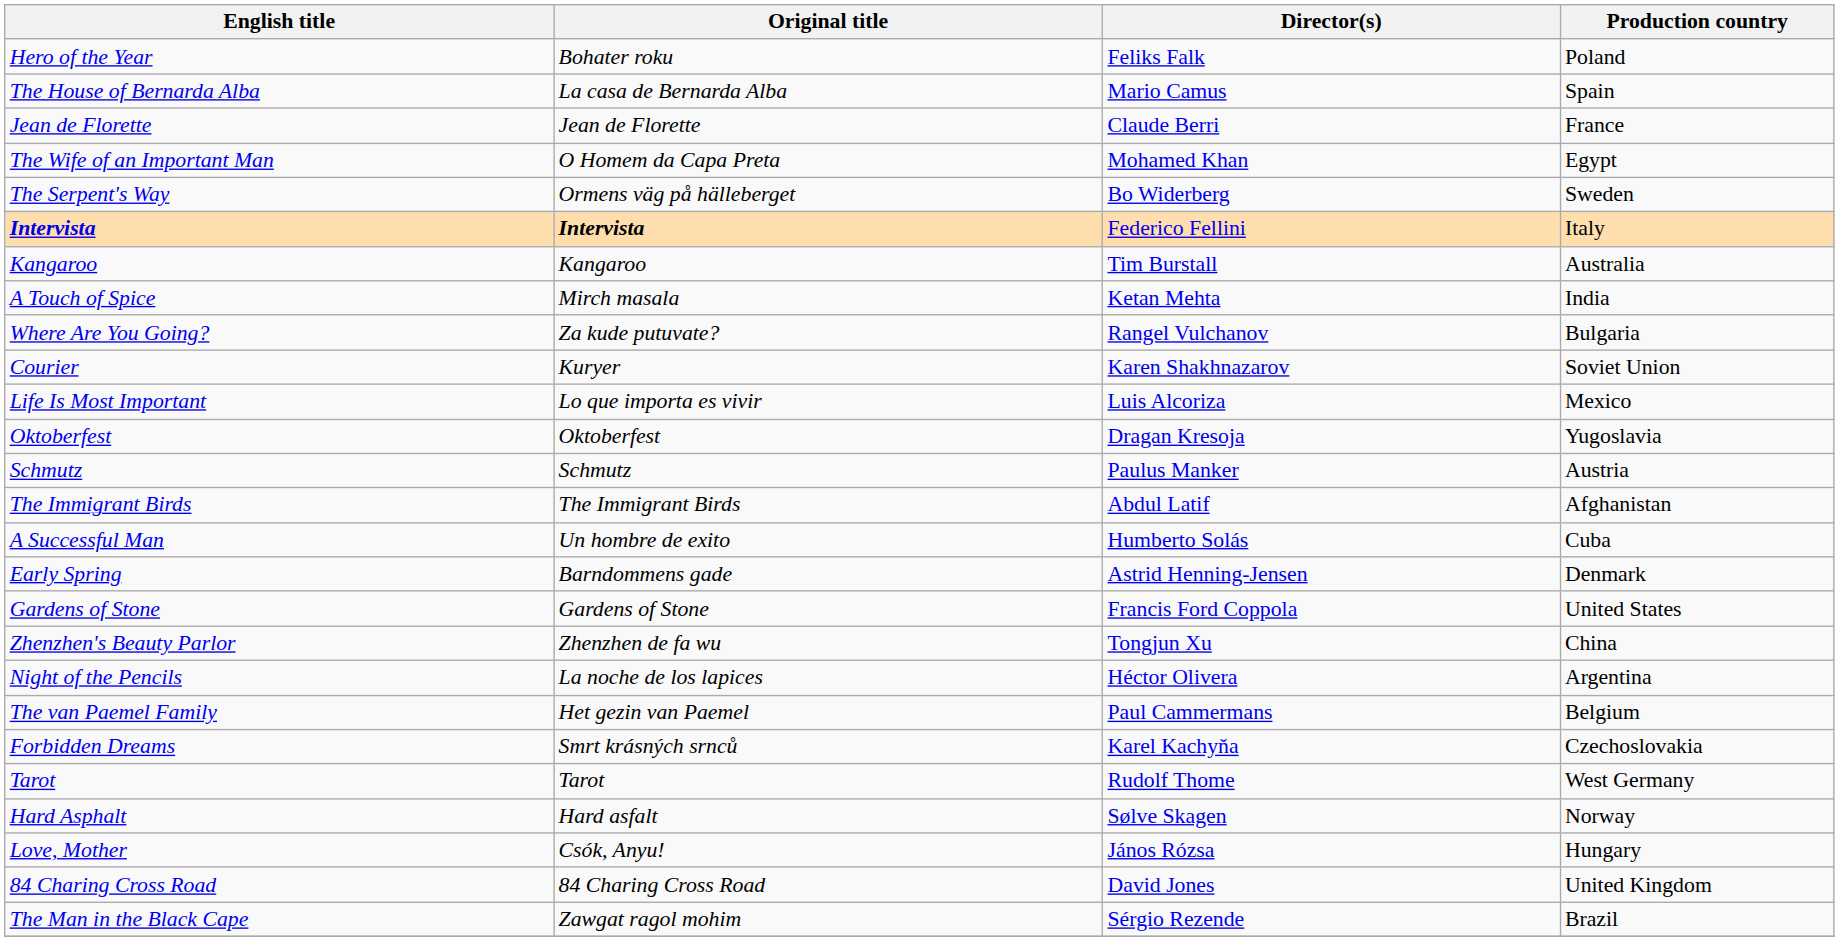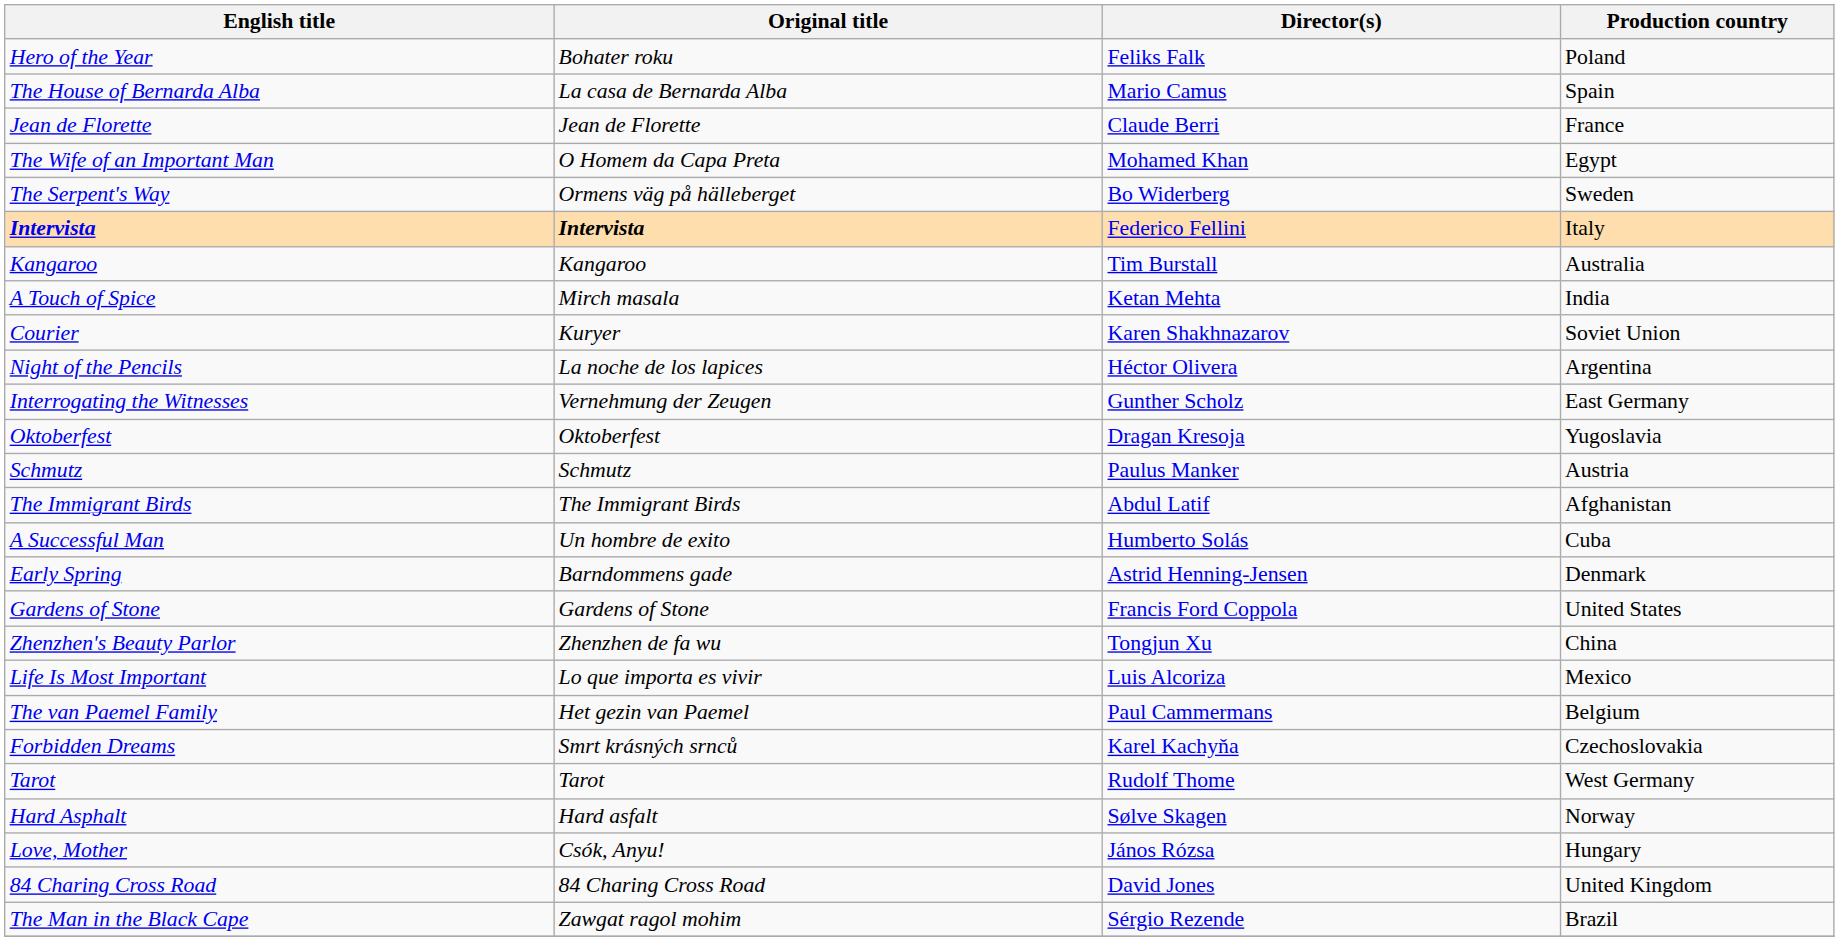- row: (110, 332)
rows swapped: (96, 677) <-> (108, 401)
+ row: (129, 401)
